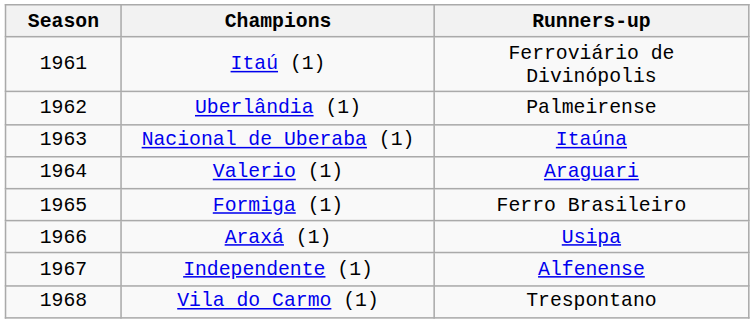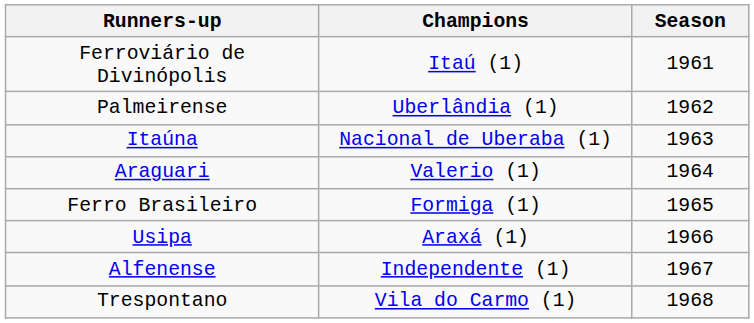columns swapped: (63, 21) <-> (591, 21)
